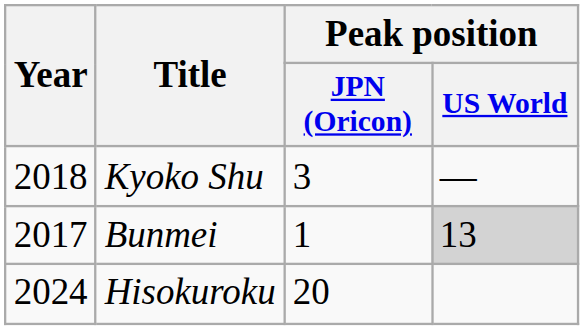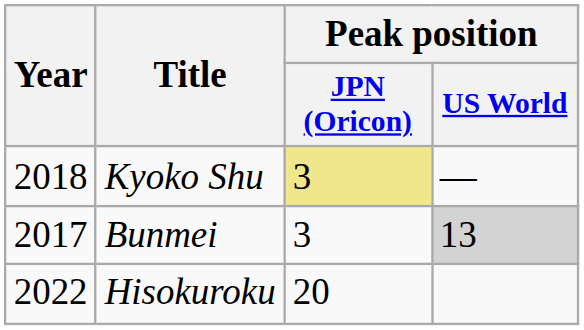(302, 175) no background -> (302, 175) khaki background
(302, 234) 1 -> (302, 234) 3
(51, 293) 2024 -> (51, 293) 2022
